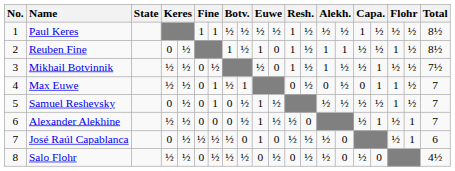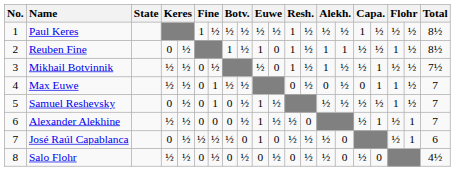(215, 31) 1 -> (215, 31) ½
(245, 85) 1 -> (245, 85) ½
(230, 157) ½ -> (230, 157) 0
